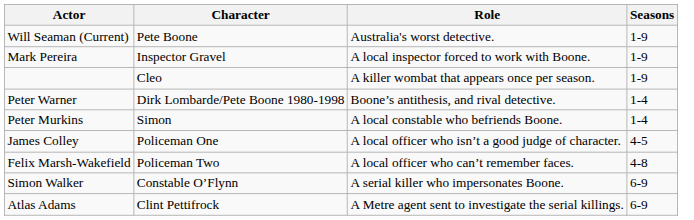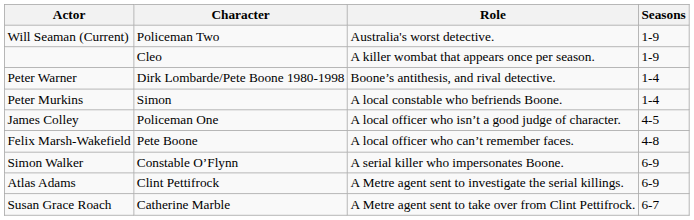(167, 36) Pete Boone -> (178, 36) Policeman Two
- row: (42, 57)
(178, 162) Policeman Two -> (167, 141) Pete Boone
+ row: (59, 204)
